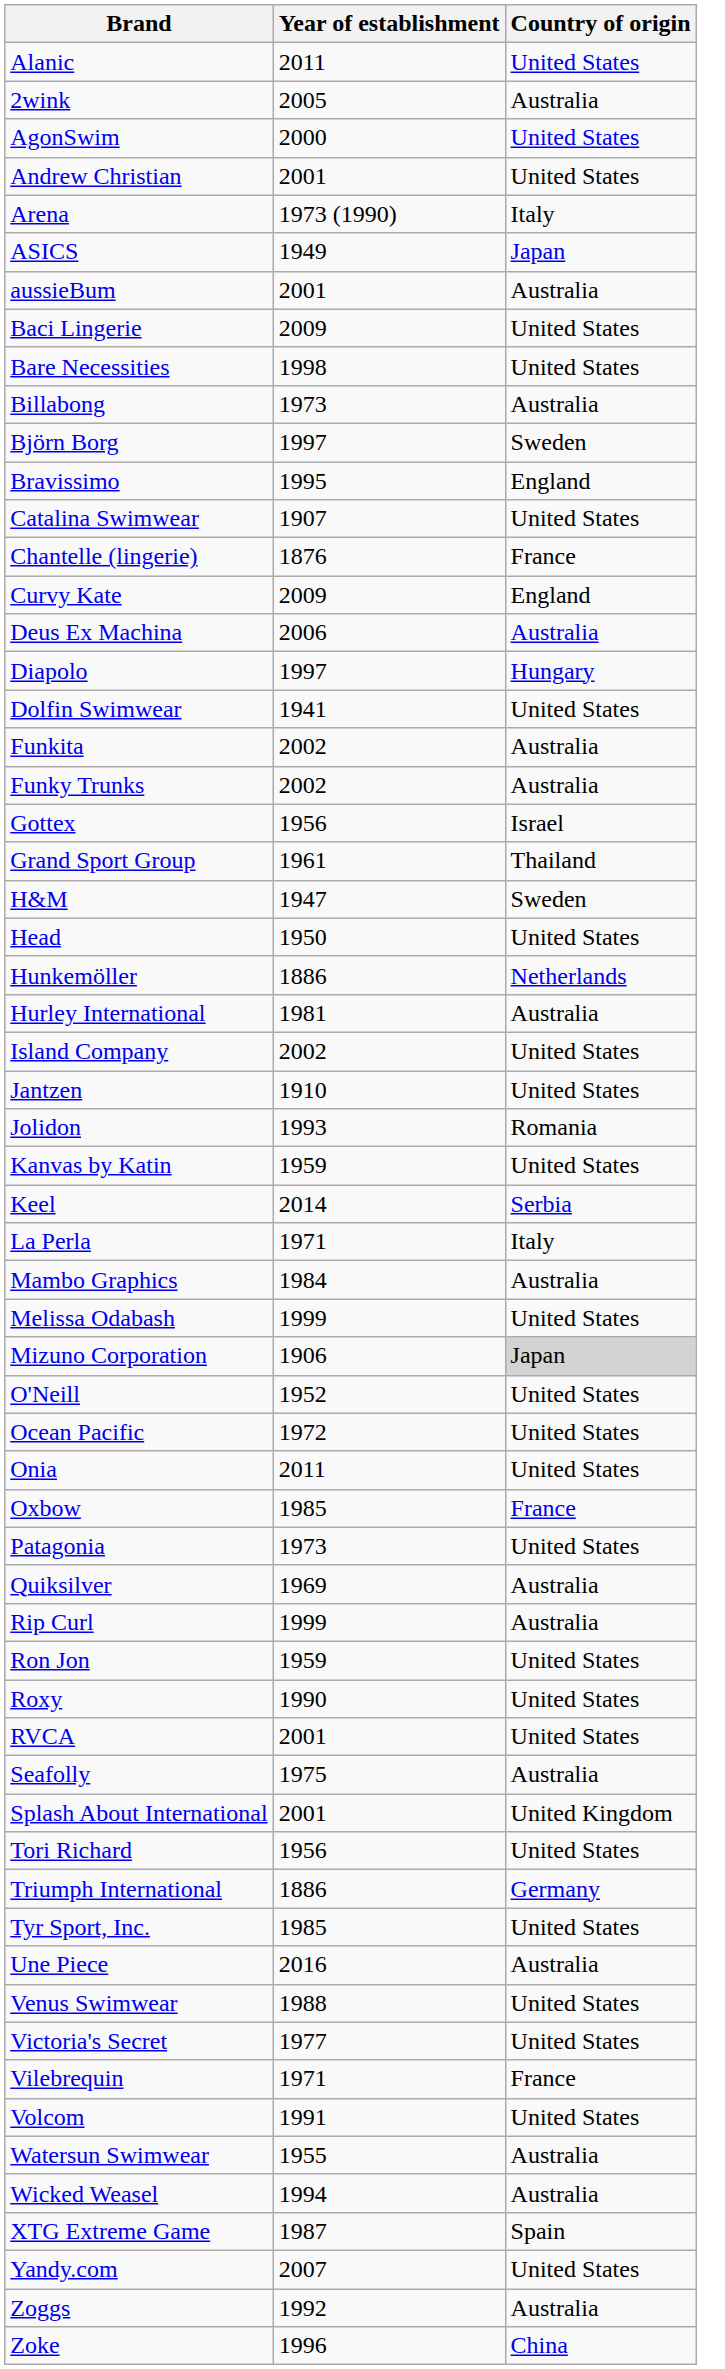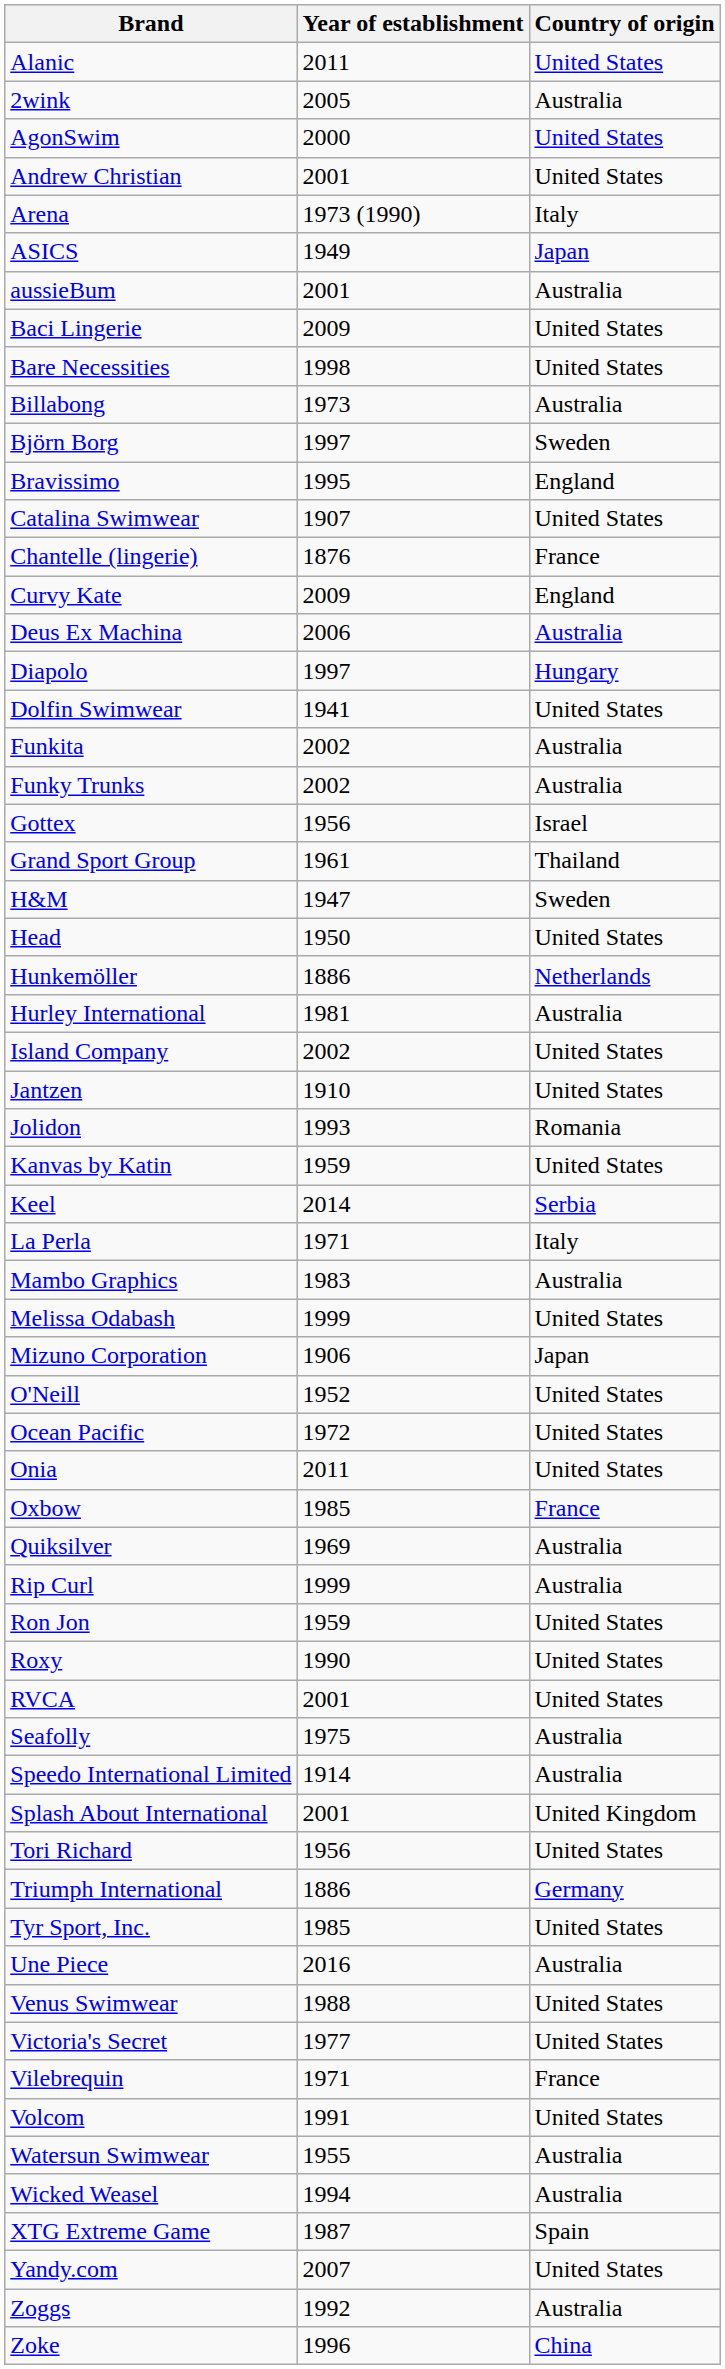(303, 1279) 1984 -> (327, 1279) 1983
(538, 1355) lightgrey background -> (562, 1355) no background
- row: (58, 1546)
+ row: (151, 1774)
